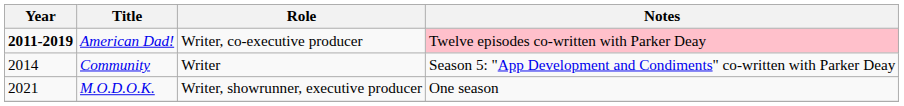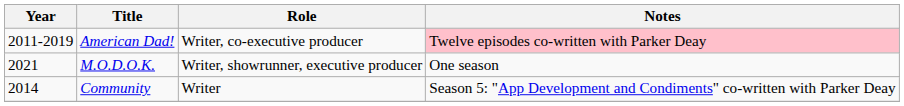(40, 40) bold -> (41, 40) normal
rows swapped: (115, 64) <-> (117, 88)
